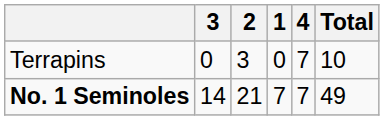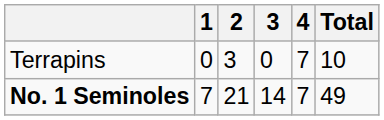columns swapped: (279, 22) <-> (213, 22)
